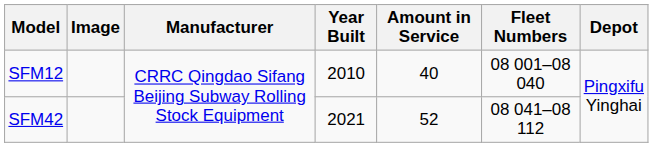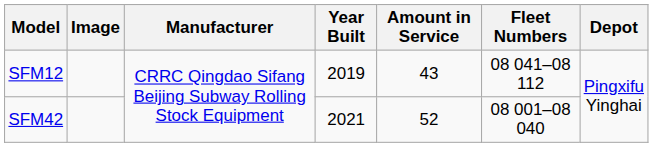(346, 73) 2010 -> (346, 73) 2019
(429, 73) 40 -> (429, 73) 43
(531, 73) 08 001–08 040 -> (531, 73) 08 041–08 112
(531, 119) 08 041–08 112 -> (531, 119) 08 001–08 040
